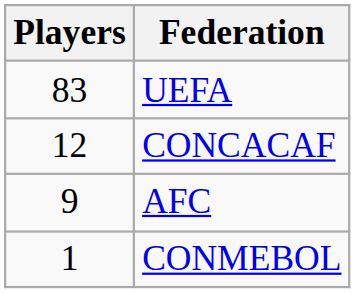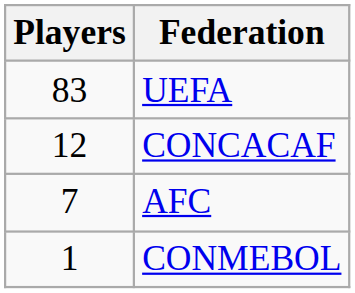(70, 201) 9 -> (70, 201) 7
